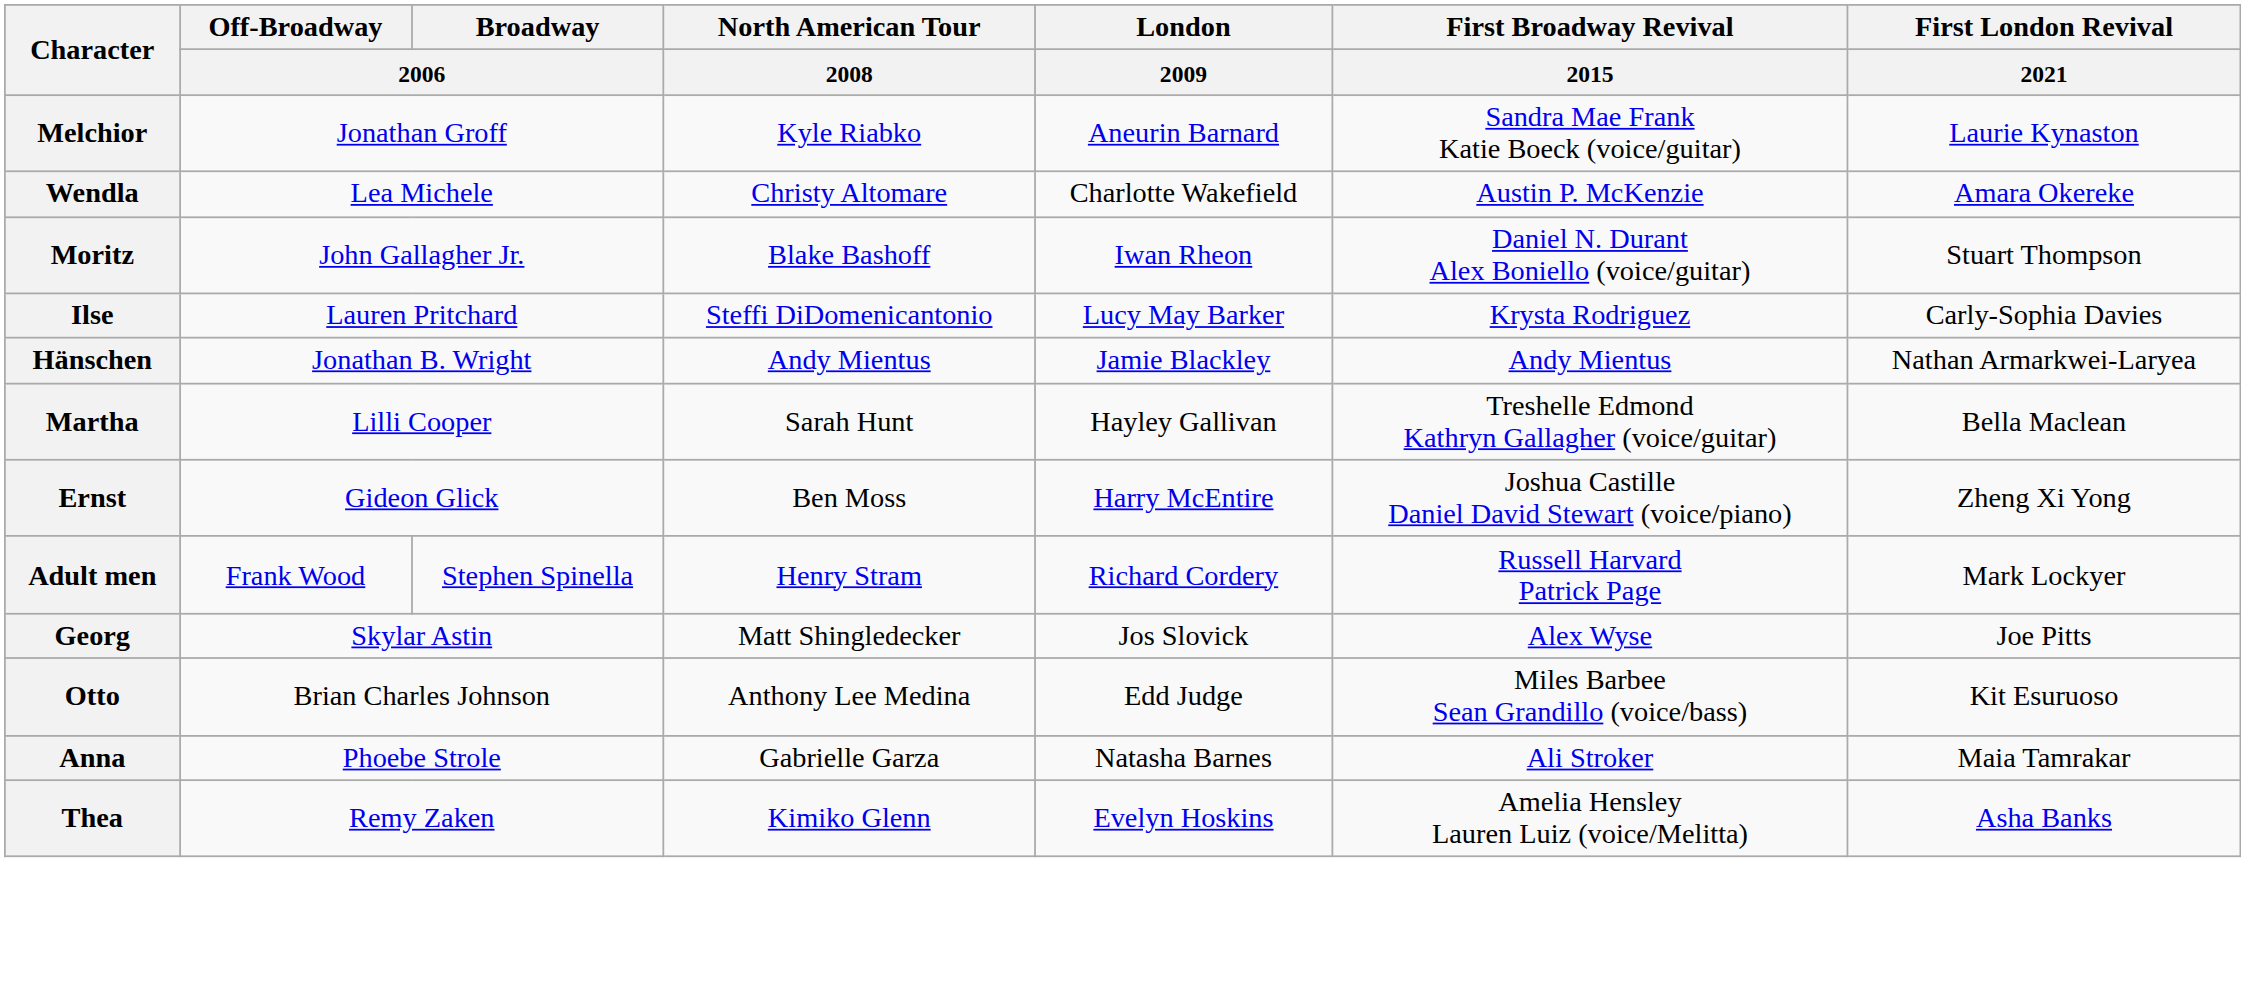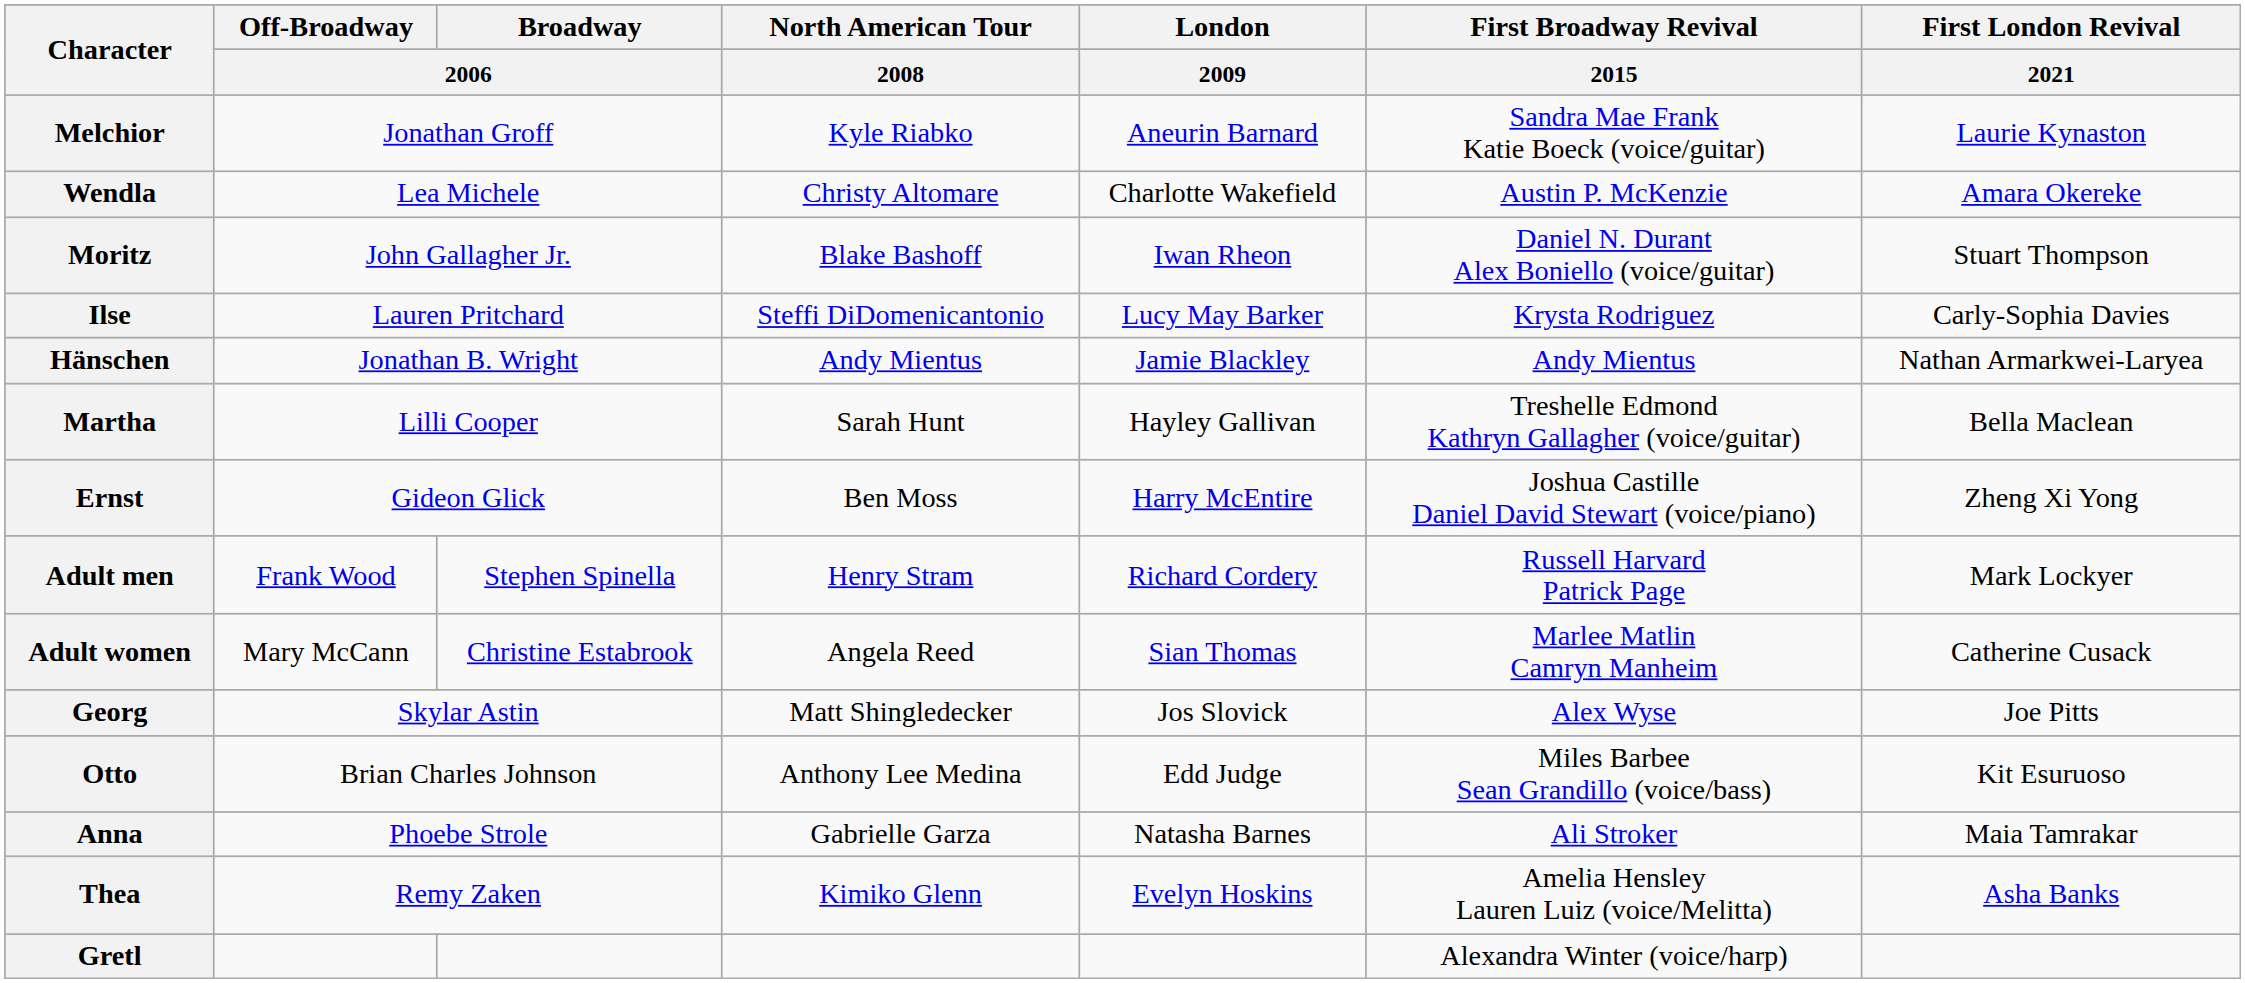+ row: (110, 651)
+ row: (110, 955)
